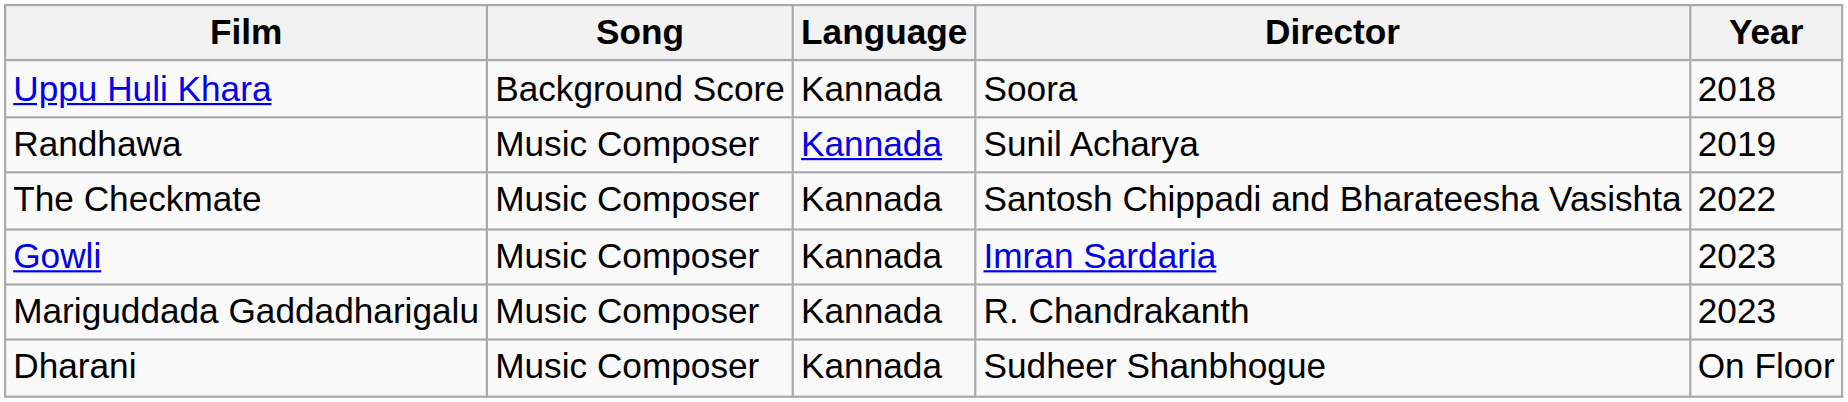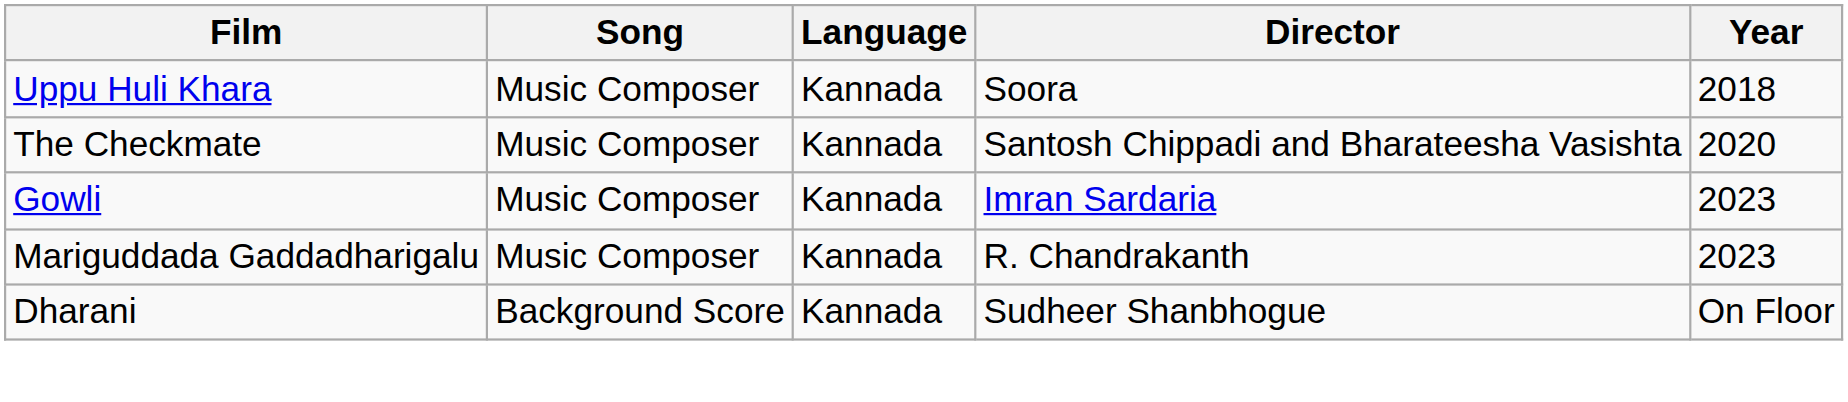(640, 88) Background Score -> (627, 88) Music Composer
- row: (97, 144)
(1737, 199) 2022 -> (1737, 144) 2020
(627, 367) Music Composer -> (640, 311) Background Score
